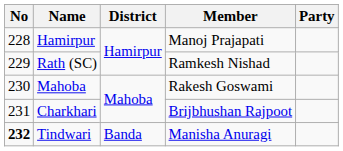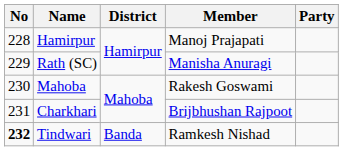(219, 63) Ramkesh Nishad -> (220, 63) Manisha Anuragi
(220, 134) Manisha Anuragi -> (219, 134) Ramkesh Nishad
